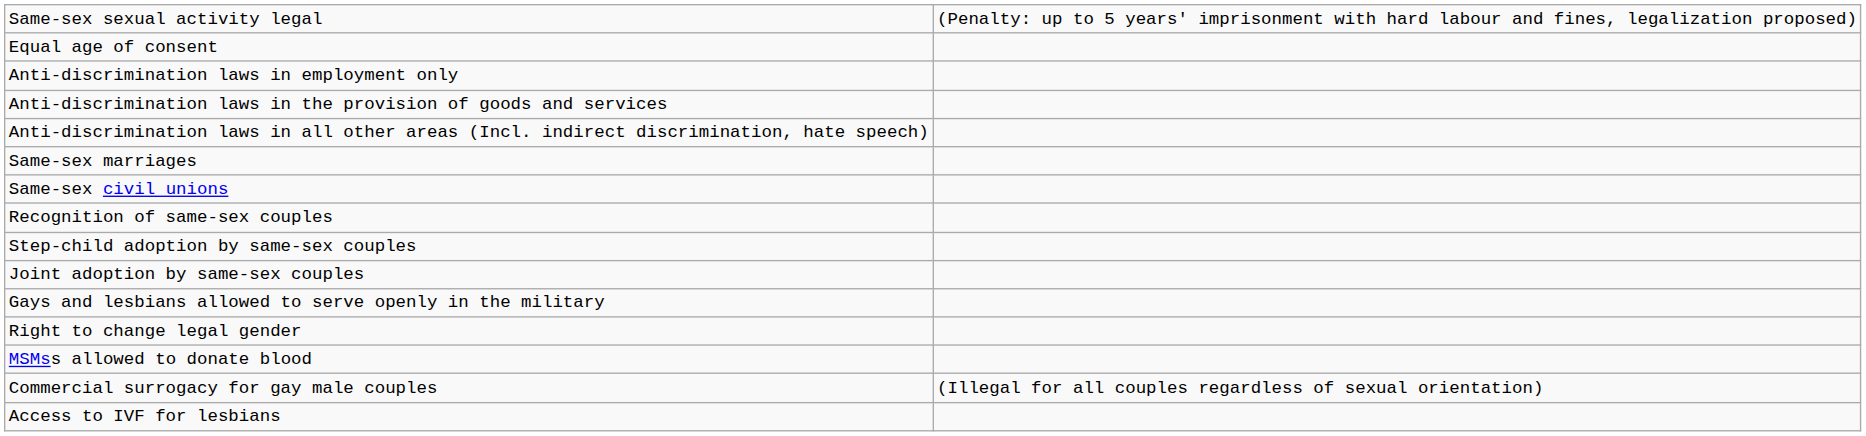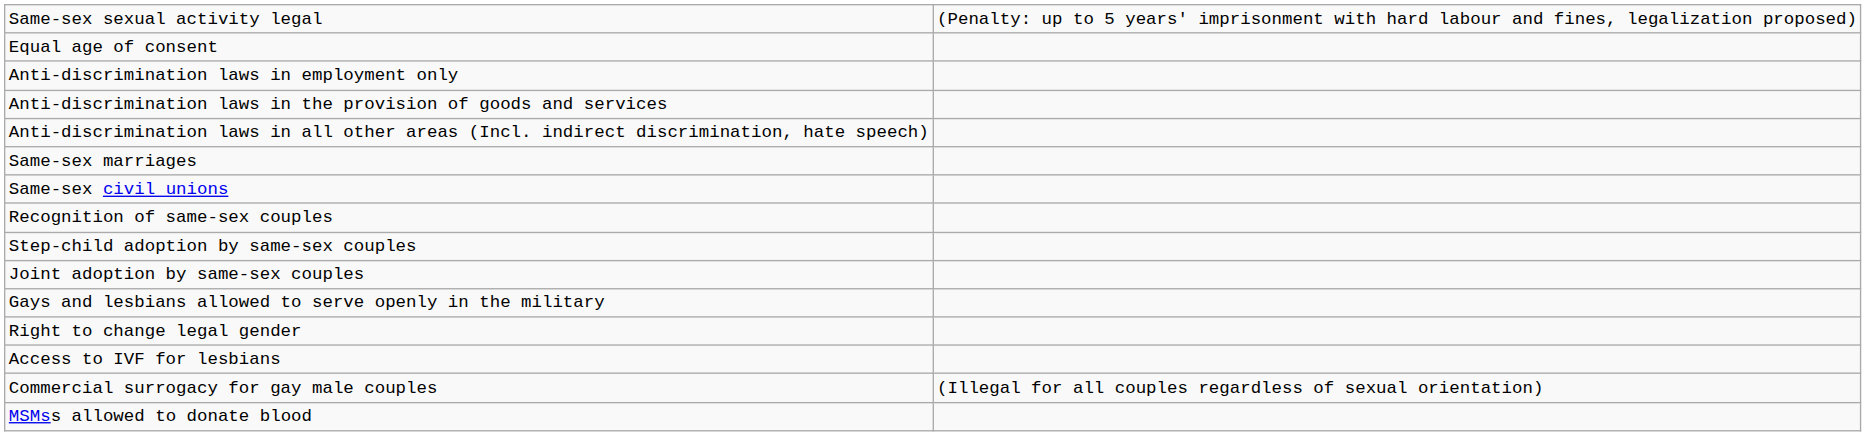rows swapped: (145, 416) <-> (160, 360)
